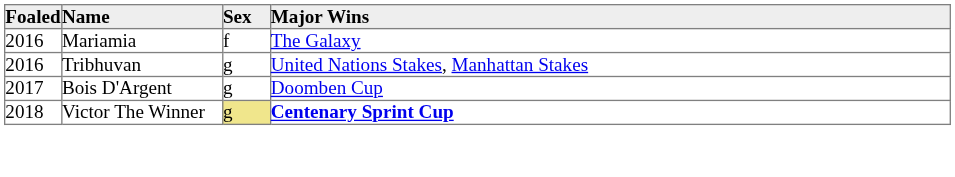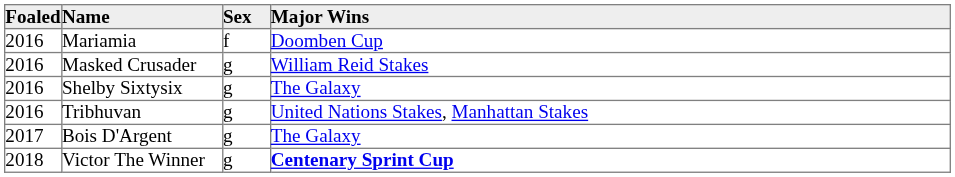(316, 40) The Galaxy -> (327, 40) Doomben Cup
+ row: (129, 64)
+ row: (122, 88)
(327, 88) Doomben Cup -> (316, 136) The Galaxy
(228, 112) khaki background -> (228, 160) no background
